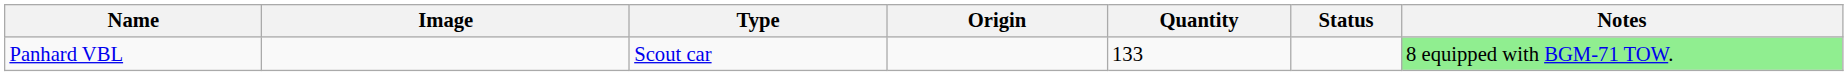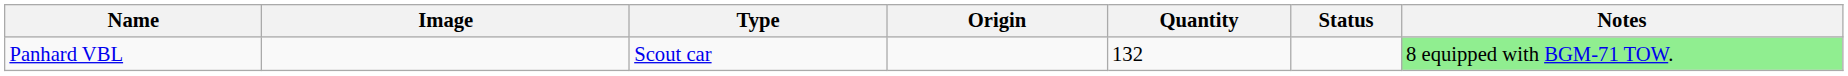(1127, 53) 133 -> (1127, 53) 132
